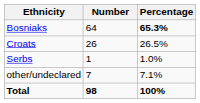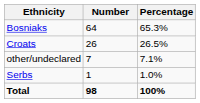(154, 28) bold -> (154, 28) normal
rows swapped: (20, 59) <-> (44, 75)
